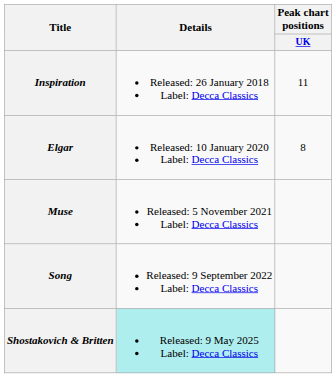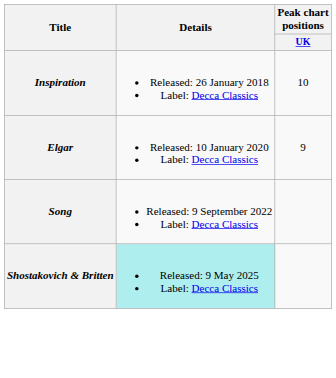(303, 83) 11 -> (303, 83) 10
(303, 147) 8 -> (303, 147) 9
- row: (60, 211)
